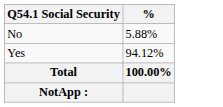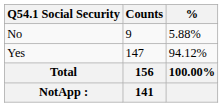+ column: (144, 14)
